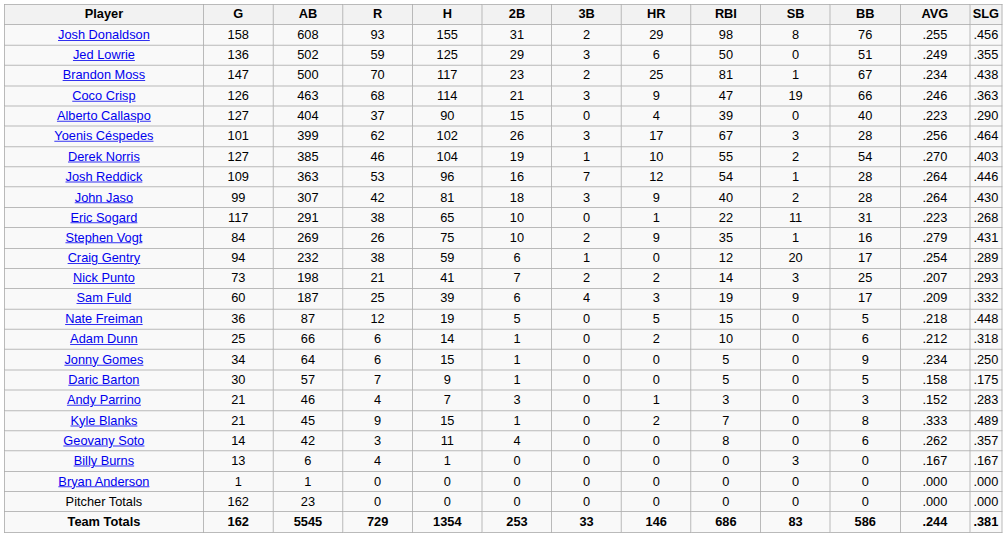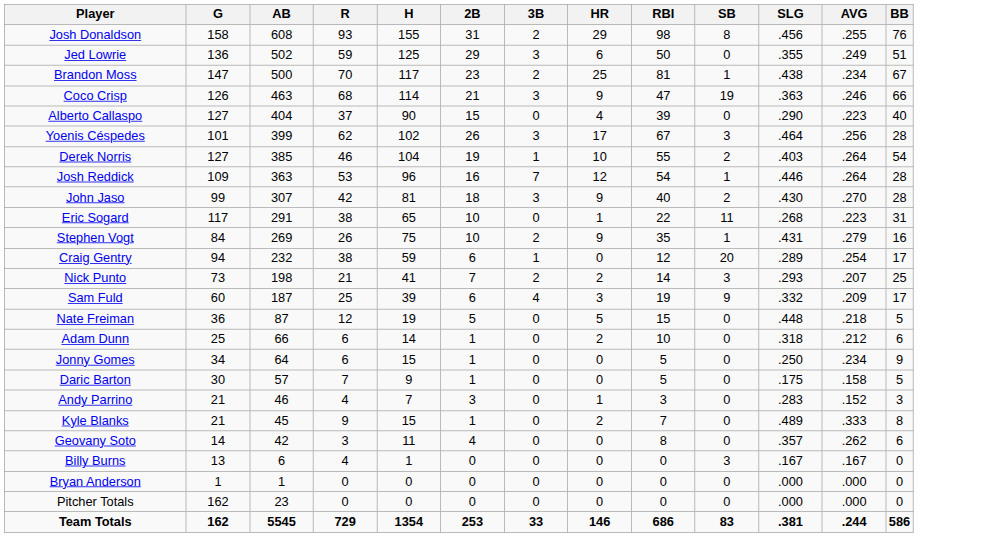columns swapped: (865, 14) <-> (986, 14)
(935, 156) .270 -> (854, 156) .264
(935, 197) .264 -> (854, 197) .270
